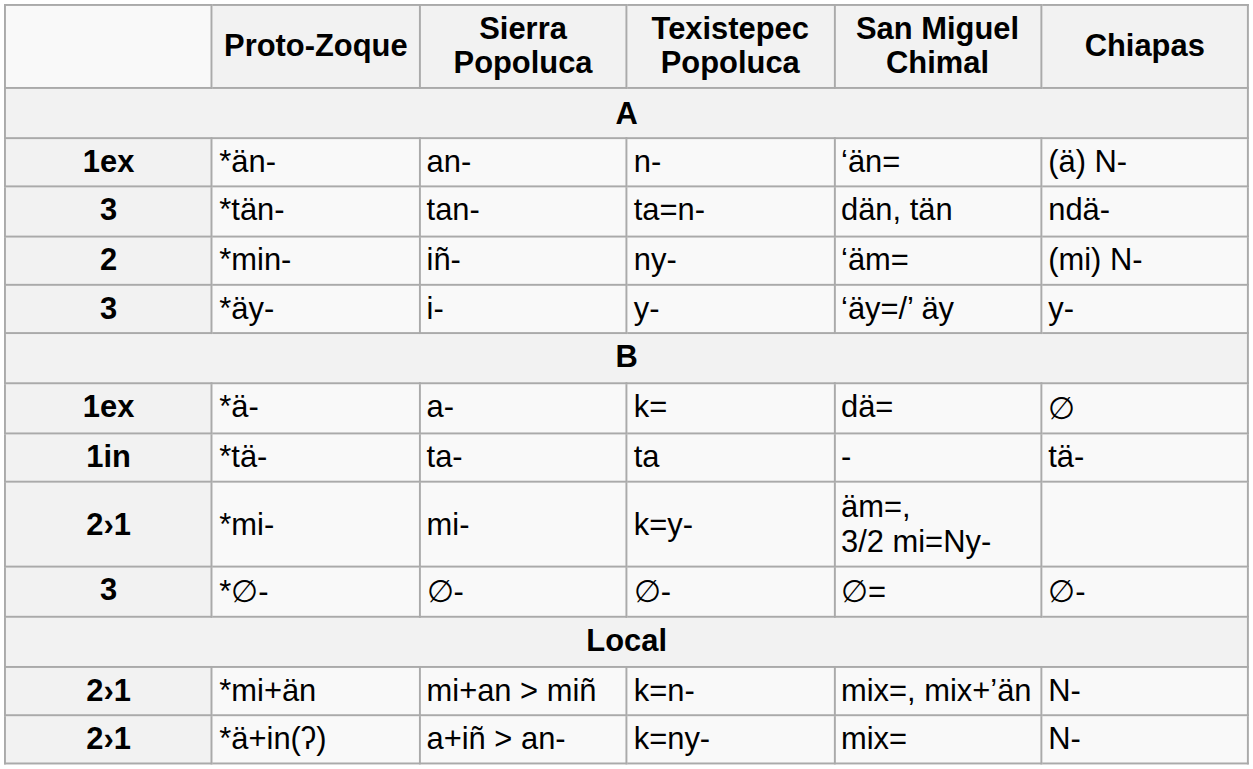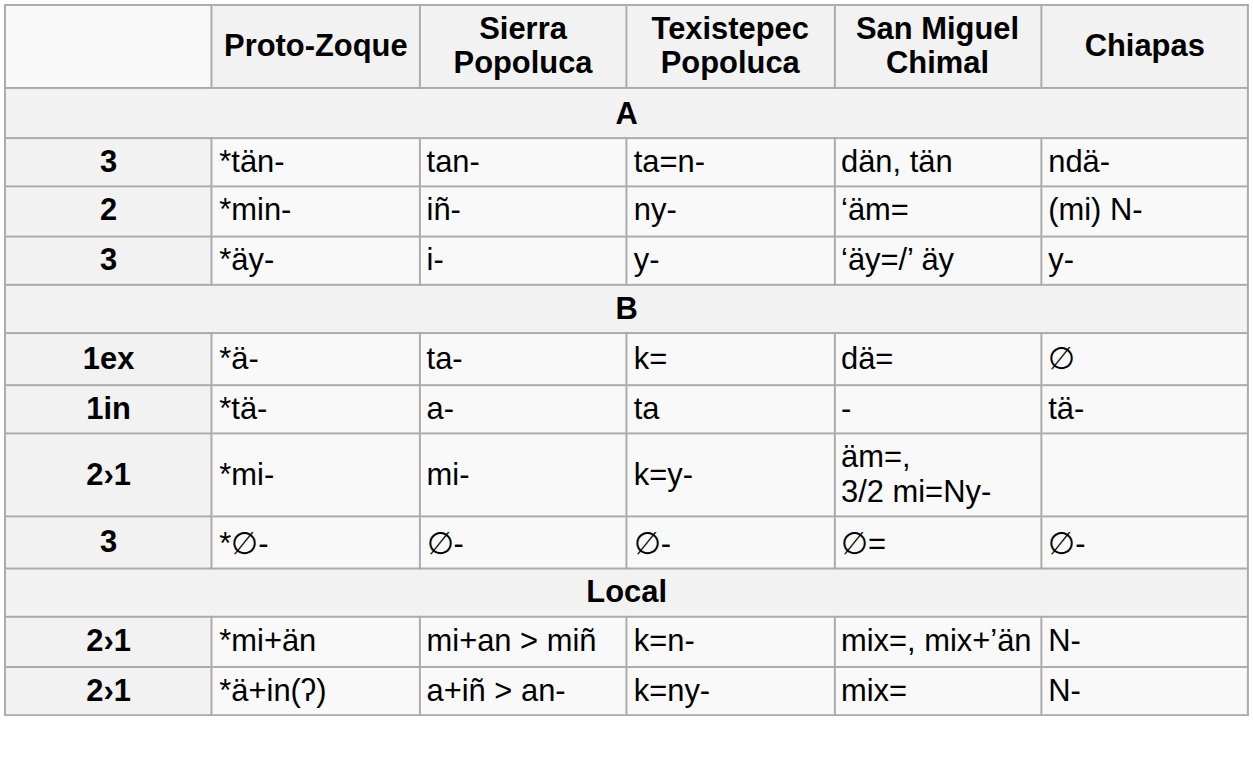- row: (248, 161)
(440, 407) a- -> (445, 358) ta-
(445, 457) ta- -> (440, 408) a-
